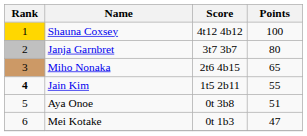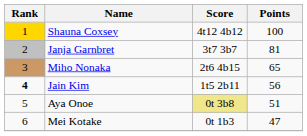(275, 49) 80 -> (275, 49) 81
(275, 85) 55 -> (275, 85) 56
(220, 103) no background -> (220, 103) khaki background
